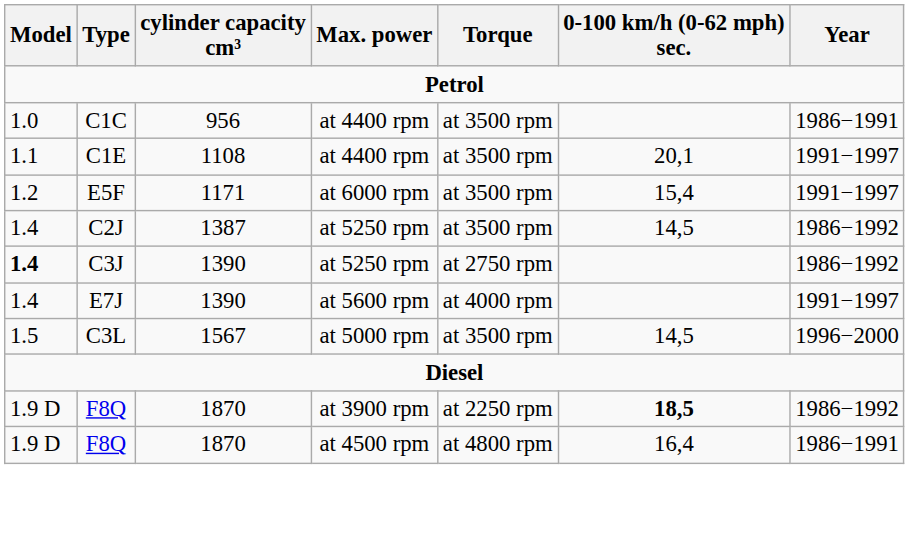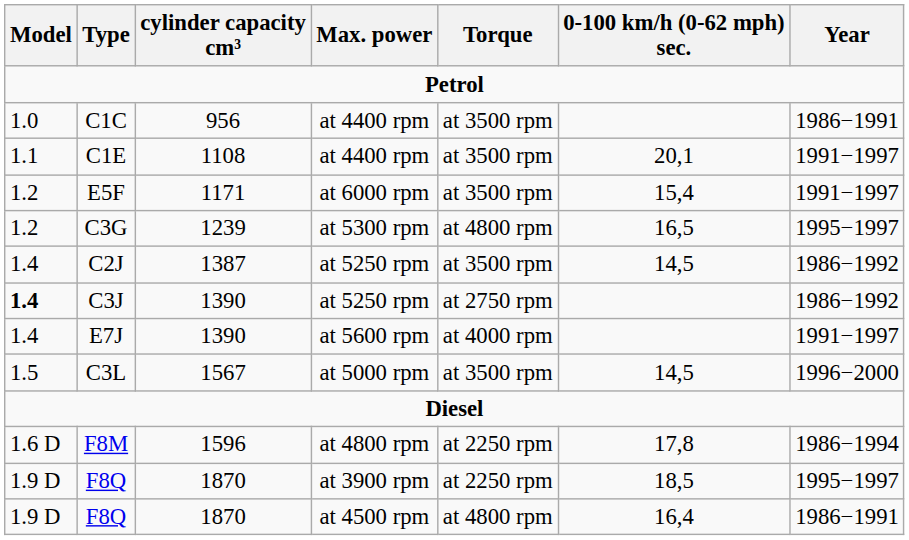+ row: (106, 228)
+ row: (106, 444)
(674, 408) bold -> (674, 480) normal
(847, 408) 1986−1992 -> (847, 480) 1995−1997
